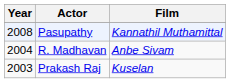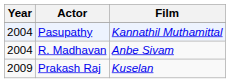(20, 31) 2008 -> (20, 31) 2004
(20, 68) 2003 -> (20, 68) 2009
